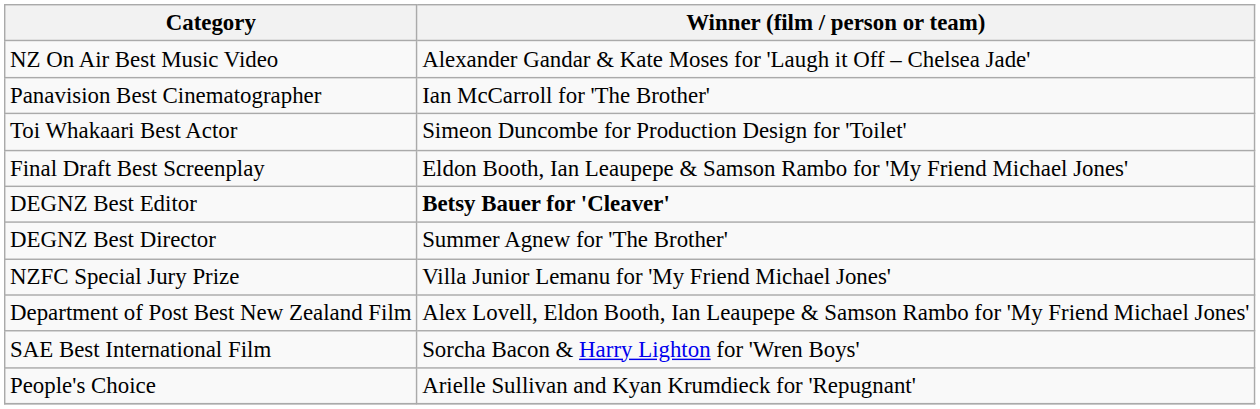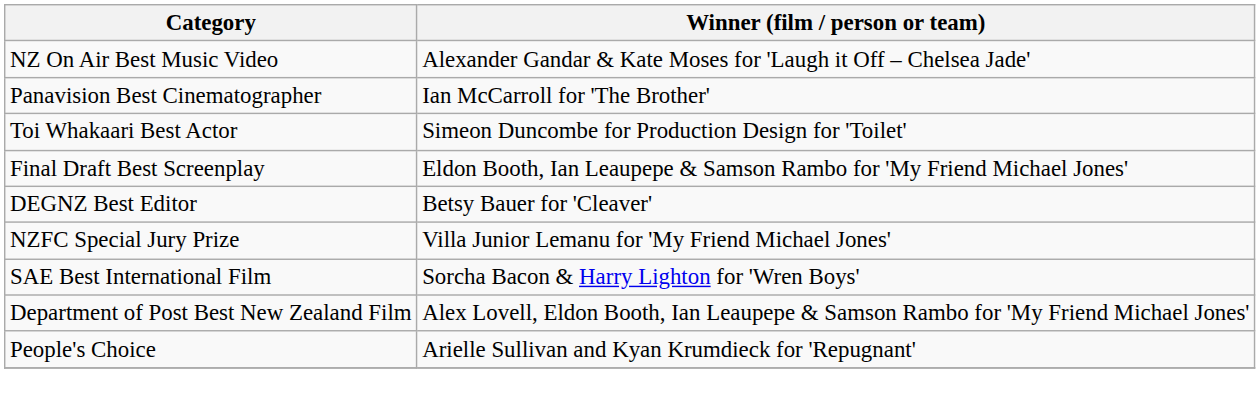(546, 204) bold -> (537, 204) normal
- row: (113, 240)
rows swapped: (141, 349) <-> (211, 312)
